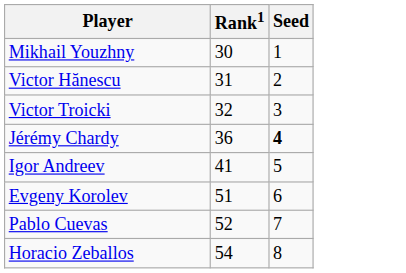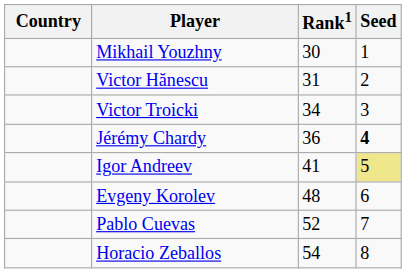+ column: (48, 21)
(224, 109) 32 -> (311, 109) 34
(277, 167) no background -> (365, 167) khaki background
(224, 195) 51 -> (311, 195) 48
